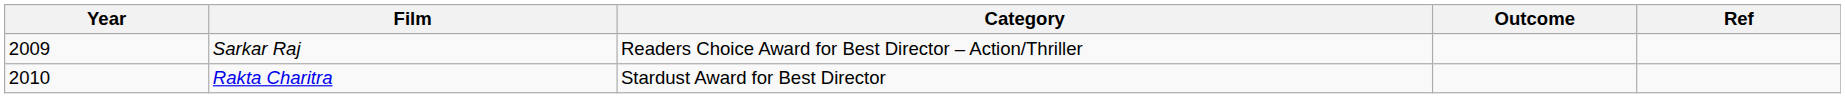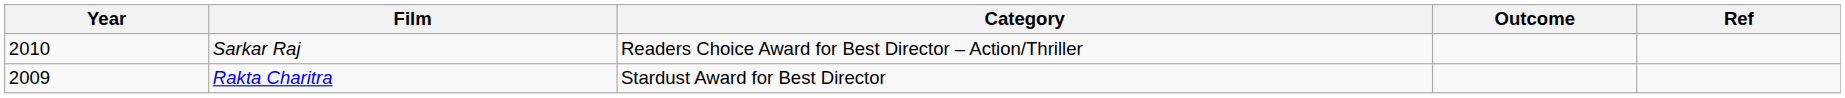(30, 48) 2009 -> (30, 48) 2010
(30, 78) 2010 -> (30, 78) 2009
